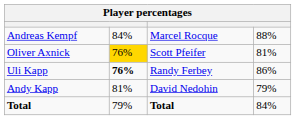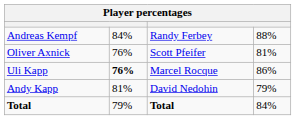(184, 35) Marcel Rocque -> (181, 35) Randy Ferbey
(122, 53) gold background -> (122, 53) no background
(181, 70) Randy Ferbey -> (184, 70) Marcel Rocque
